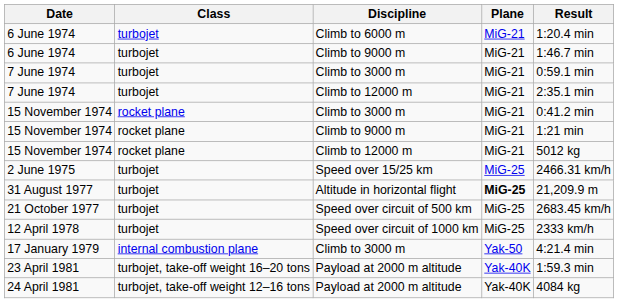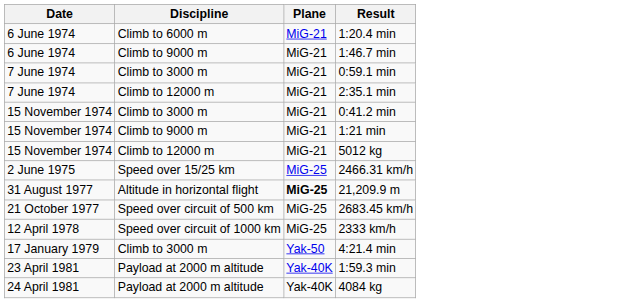- column: (214, 14)
